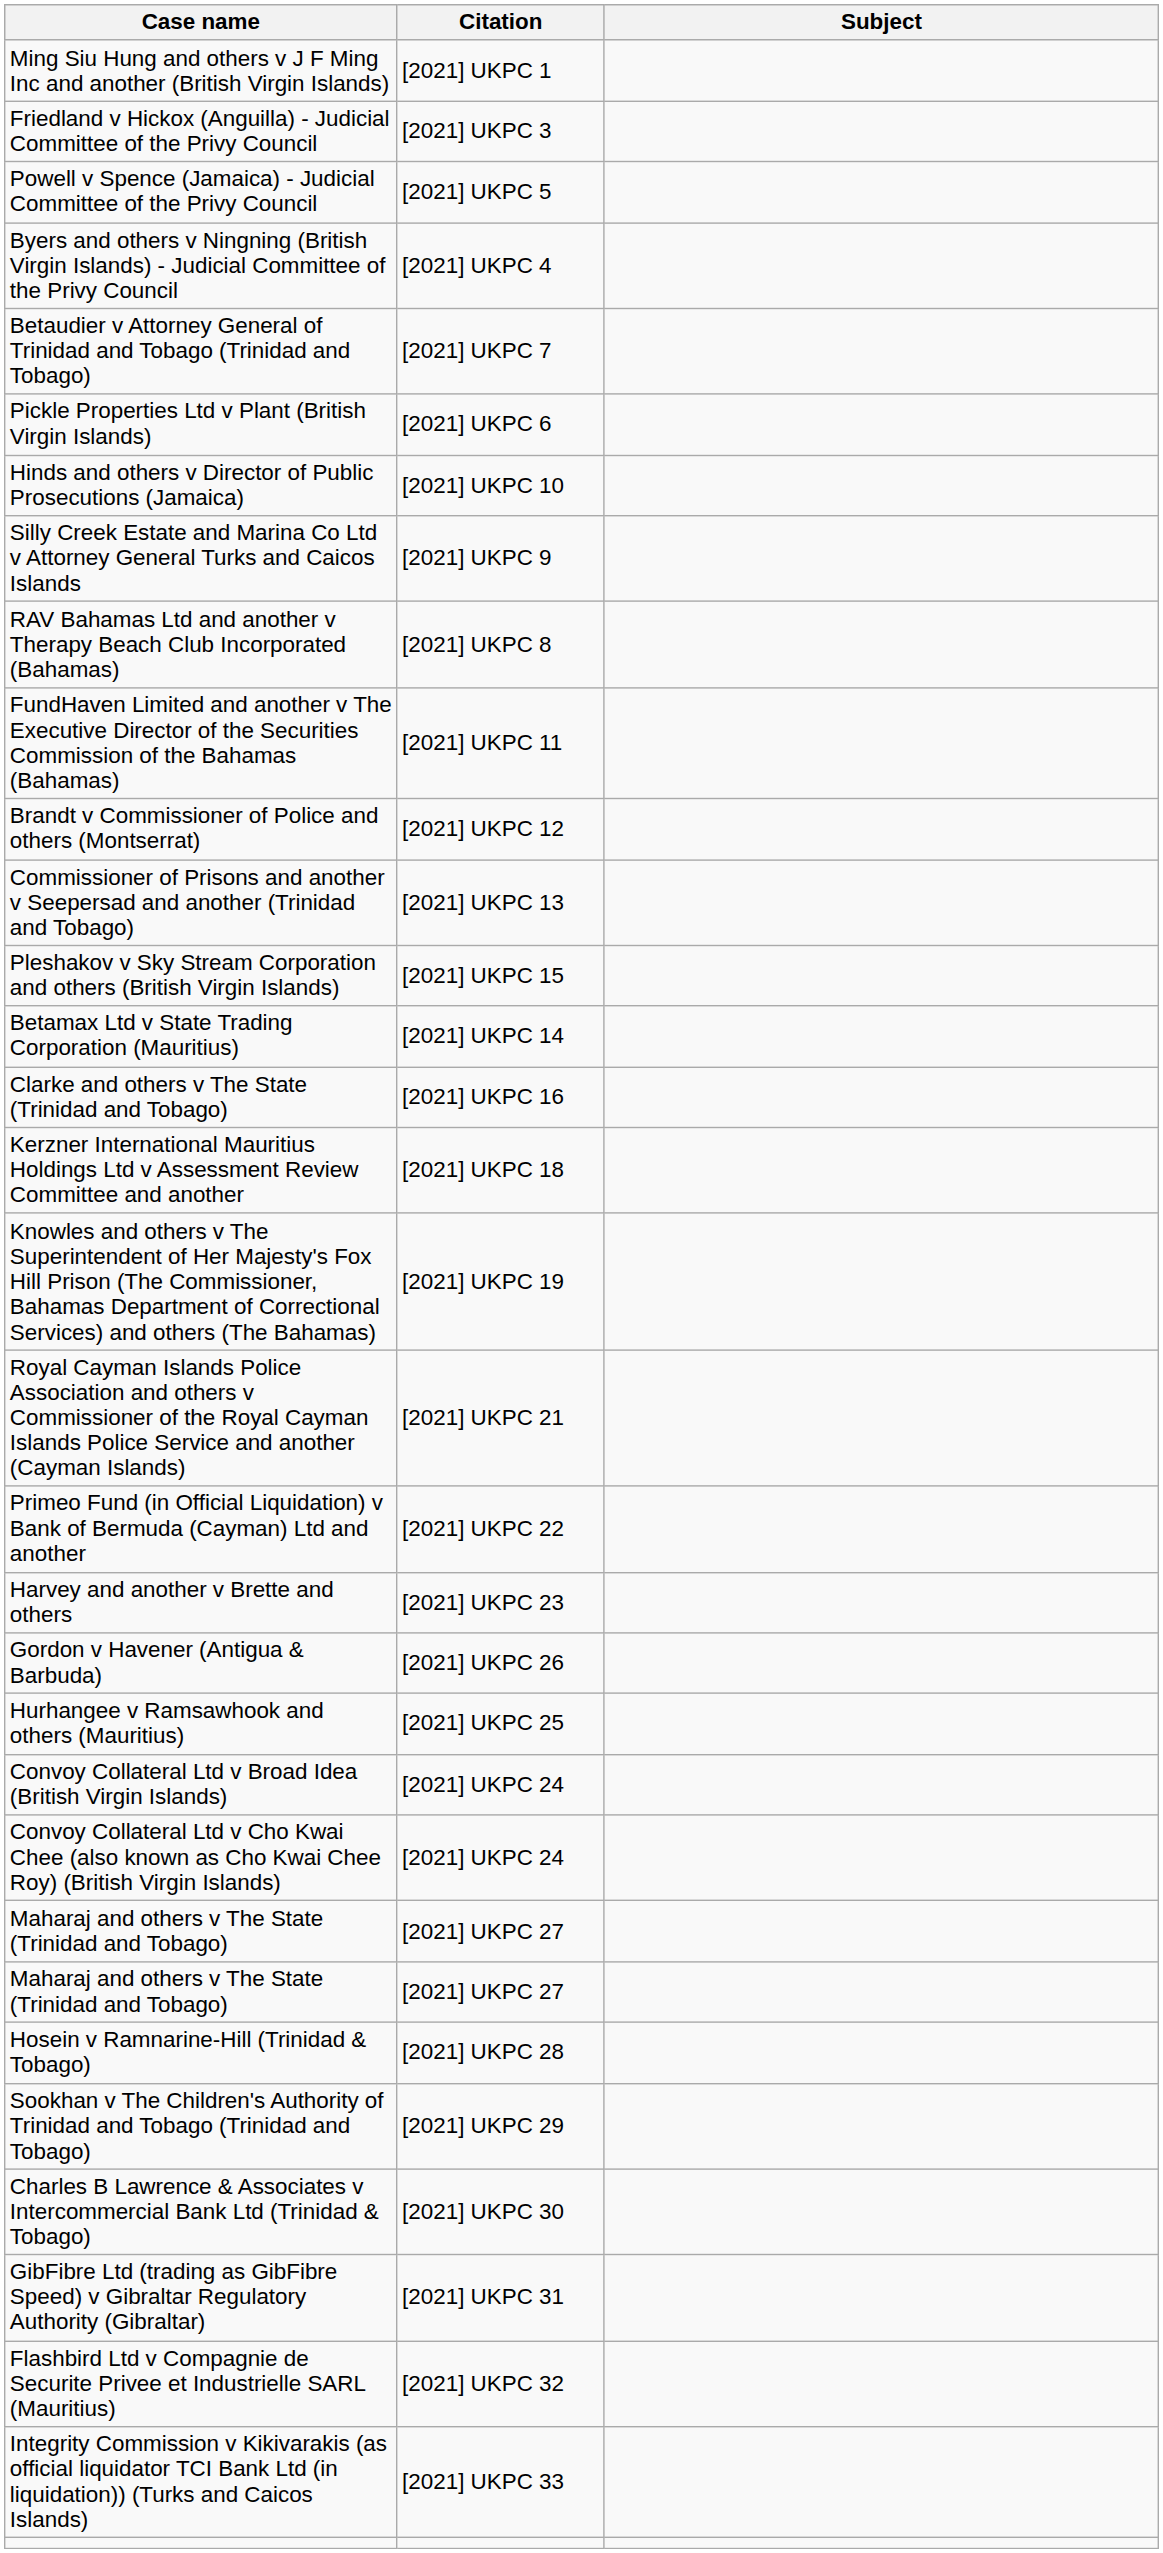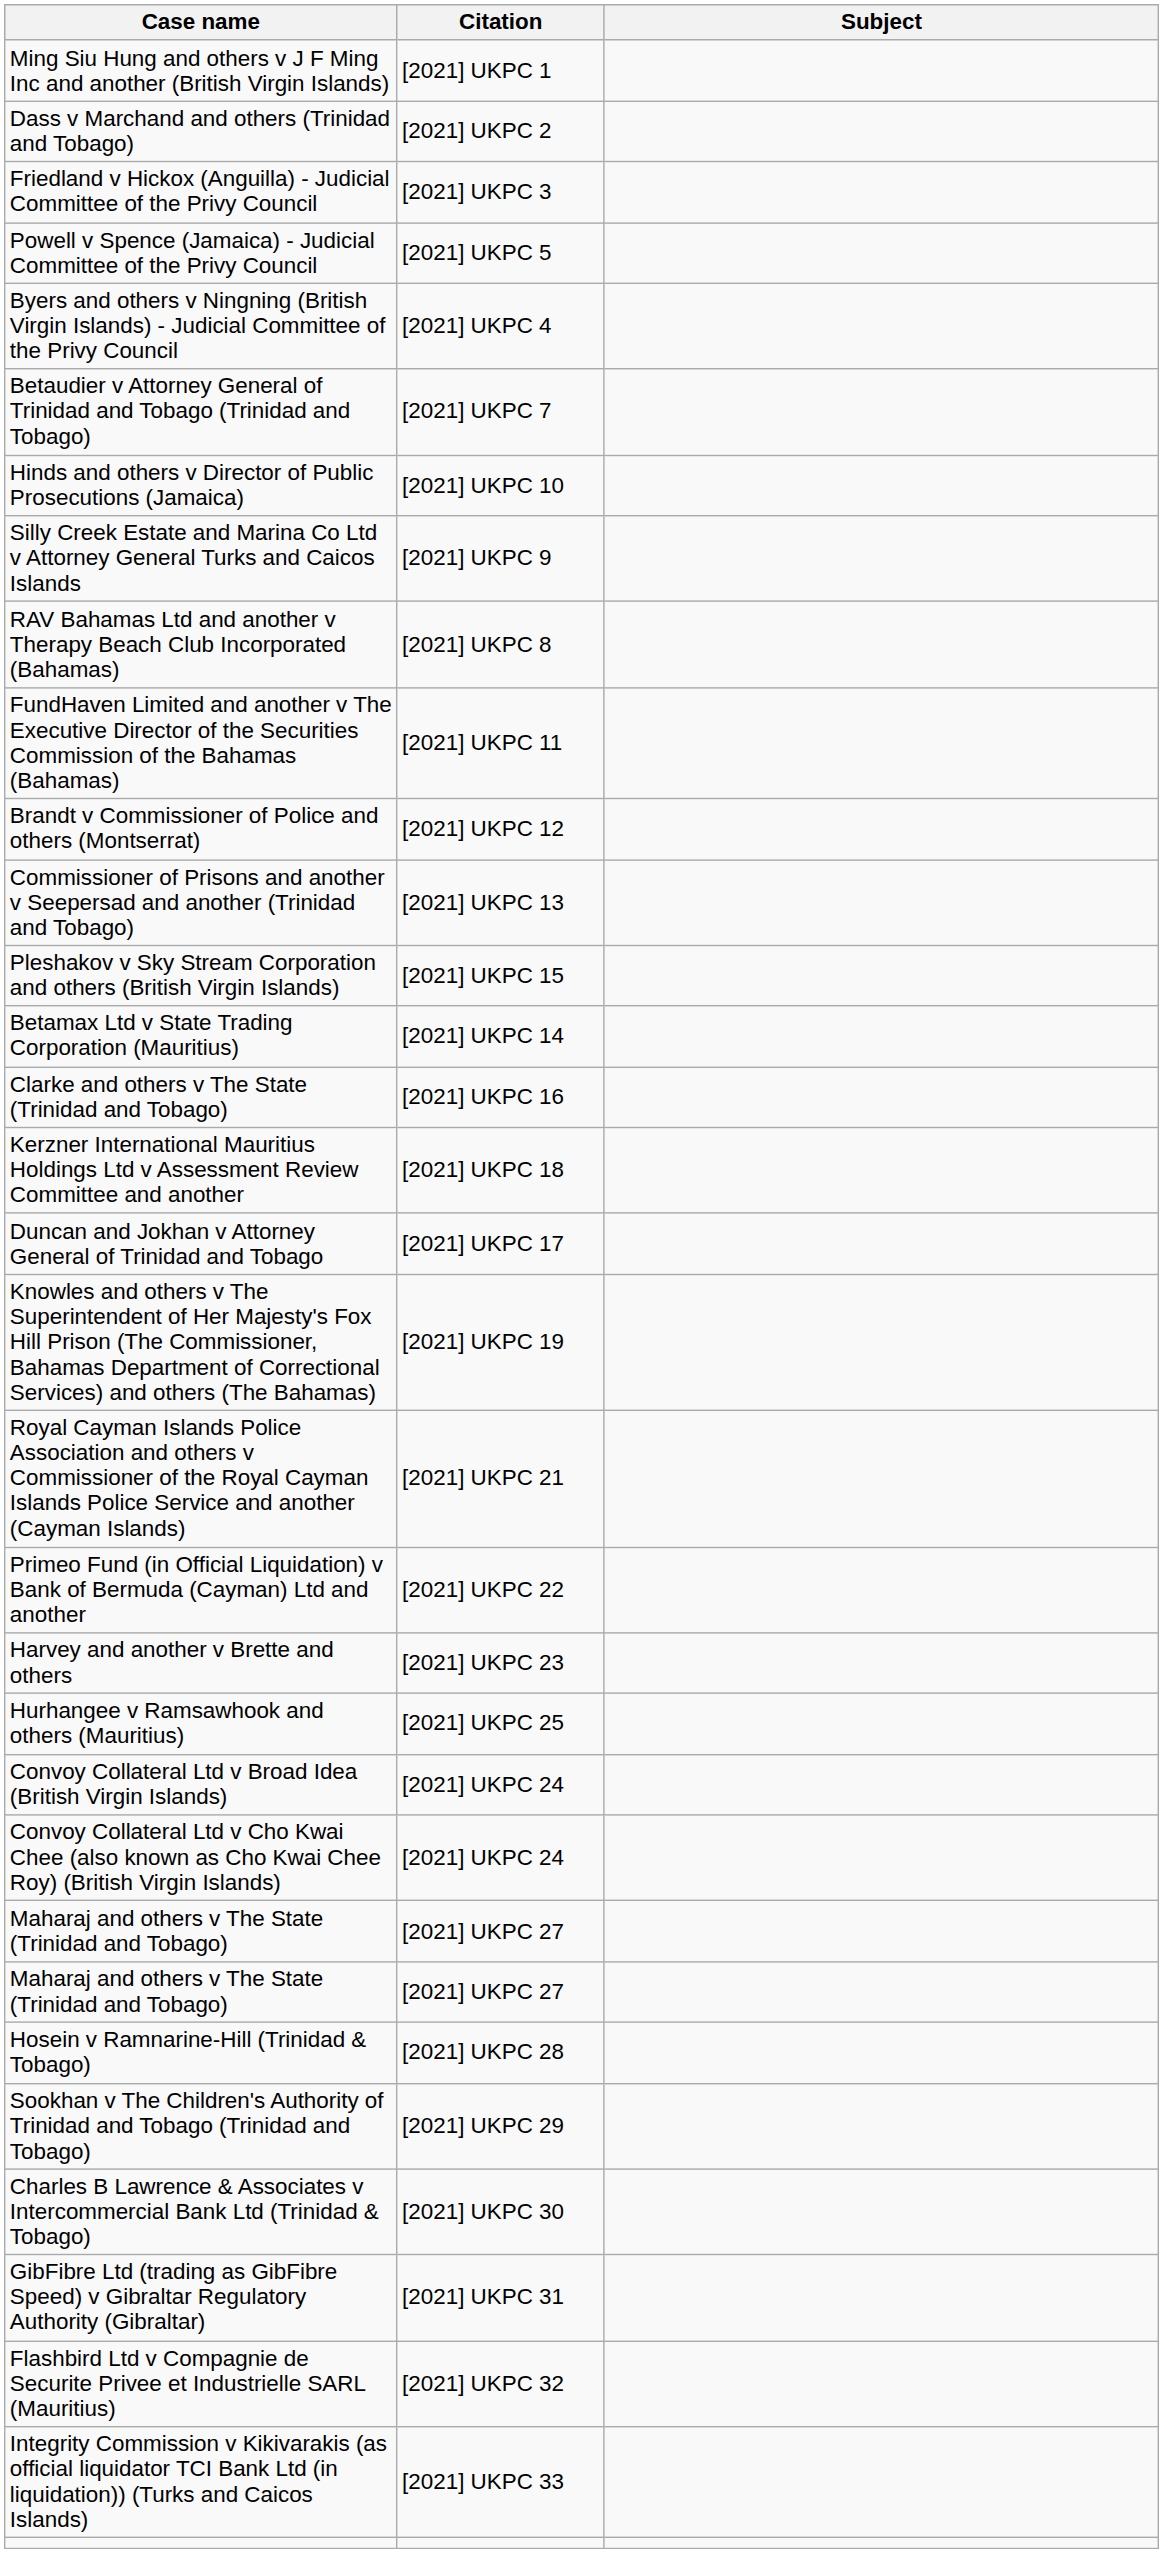+ row: (200, 131)
- row: (188, 424)
+ row: (167, 1243)
- row: (157, 1662)
